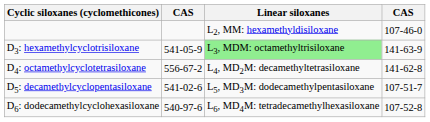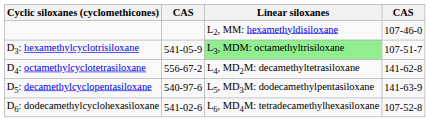(403, 49) 141-63-9 -> (403, 49) 107-51-7
(183, 88) 541-02-6 -> (183, 88) 540-97-6
(403, 88) 107-51-7 -> (403, 88) 141-63-9
(183, 107) 540-97-6 -> (183, 107) 541-02-6
